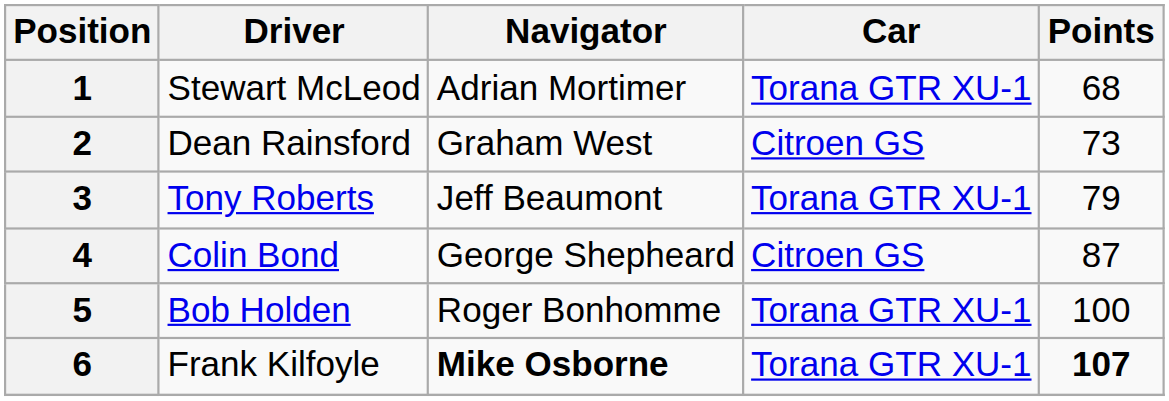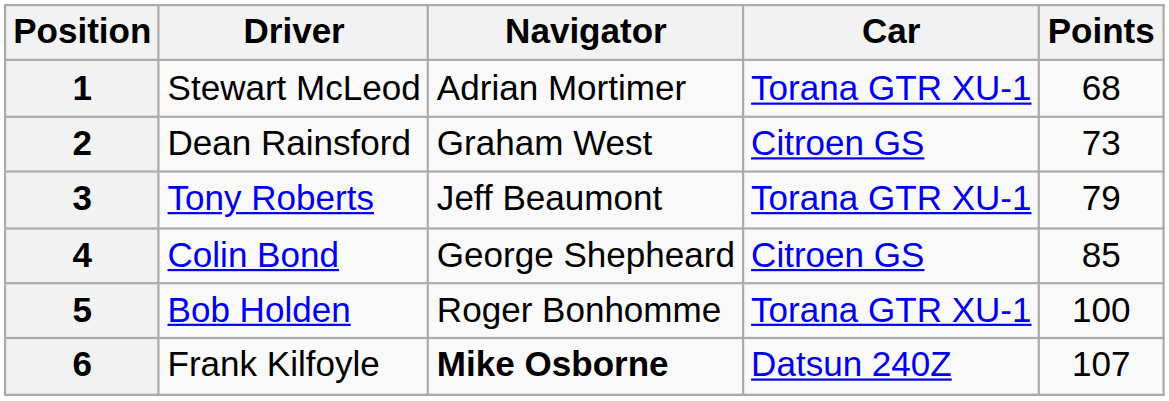(1101, 254) 87 -> (1101, 254) 85
(891, 365) Torana GTR XU-1 -> (851, 365) Datsun 240Z
(1101, 365) bold -> (1101, 365) normal
